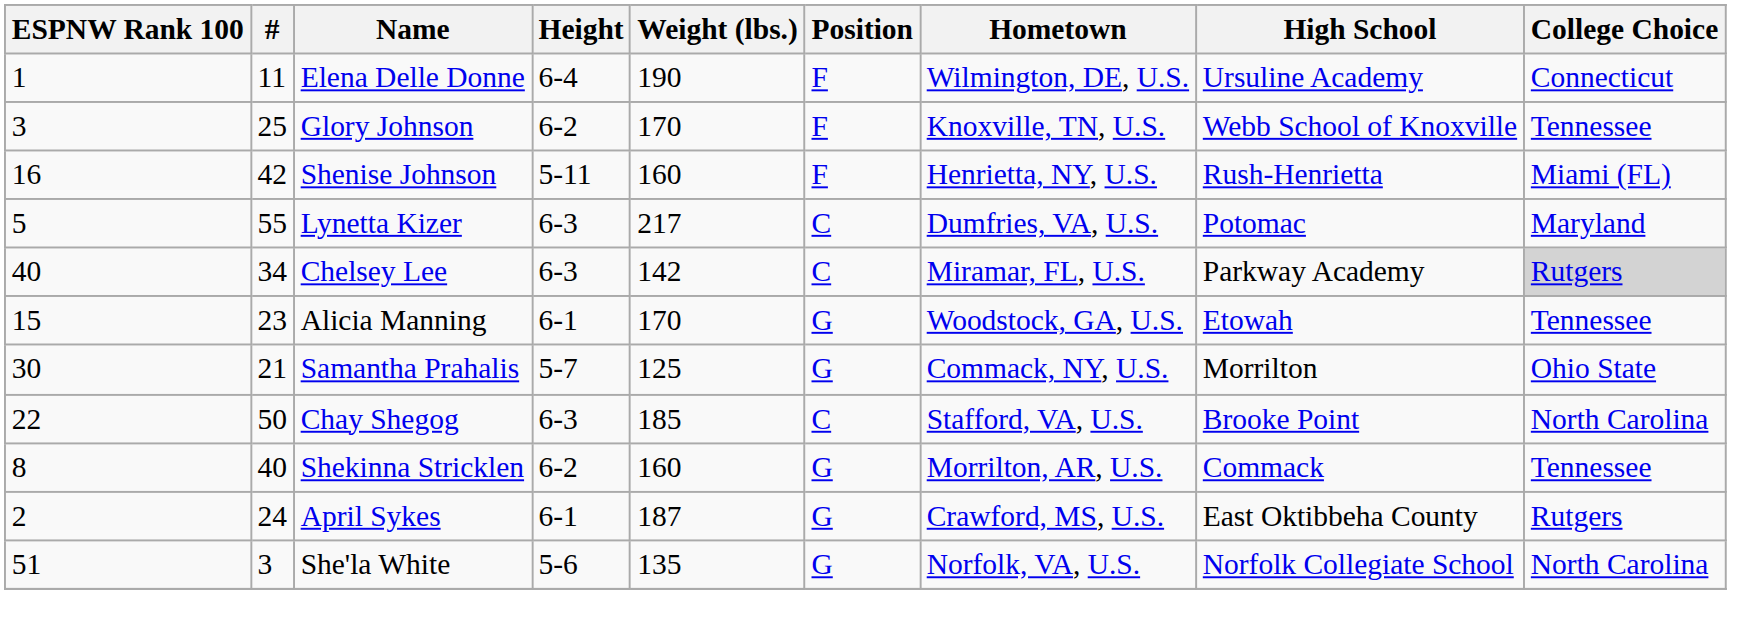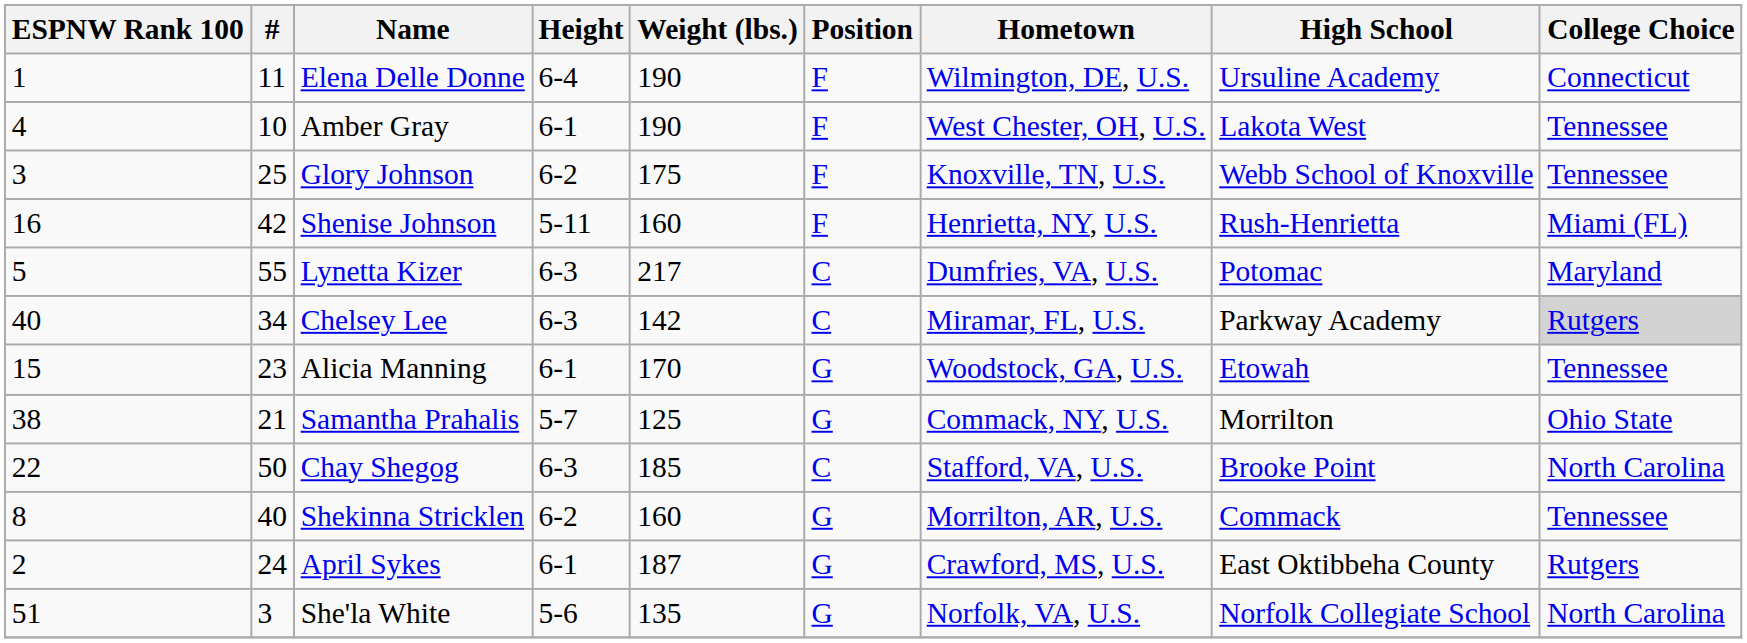+ row: (375, 126)
(659, 126) 170 -> (659, 174) 175
(27, 369) 30 -> (27, 417) 38
